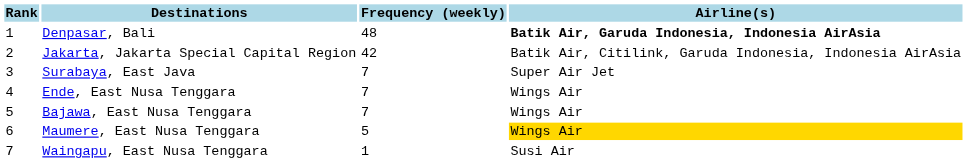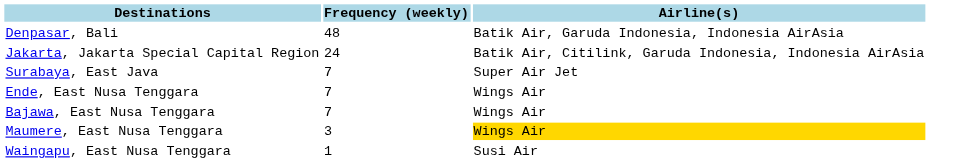- column: (22, 13)
(696, 33) bold -> (659, 33) normal
(369, 52) 42 -> (332, 52) 24
(365, 131) 5 -> (328, 131) 3
